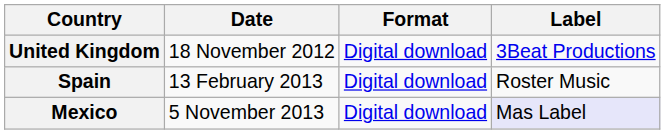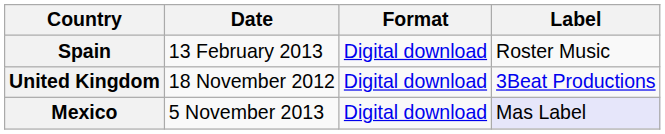rows swapped: (84, 50) <-> (84, 81)
